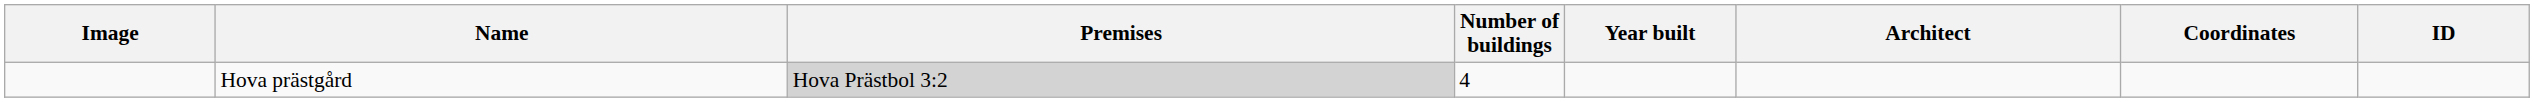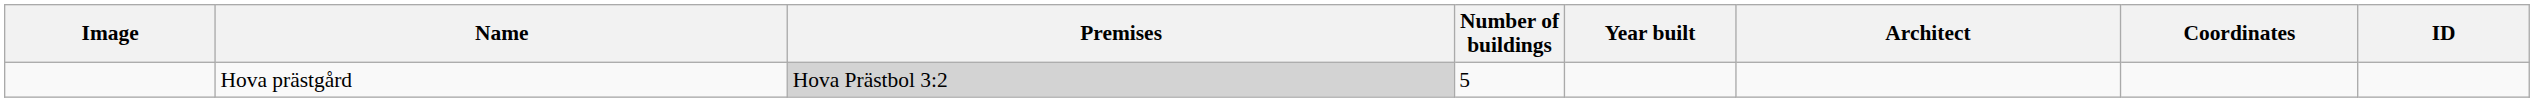(1465, 79) 4 -> (1465, 79) 5
